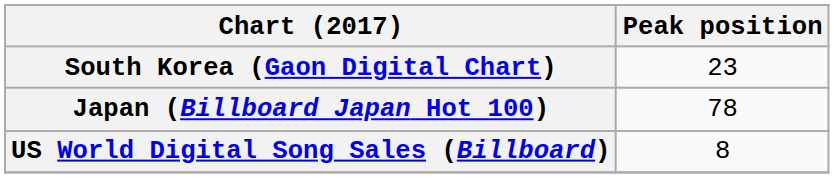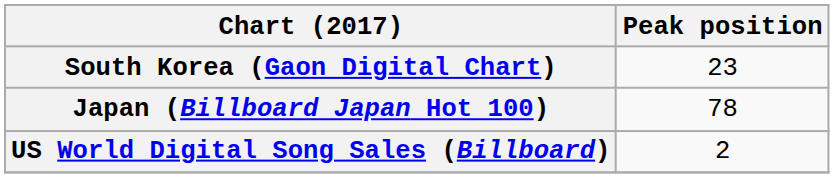(723, 151) 8 -> (723, 151) 2
